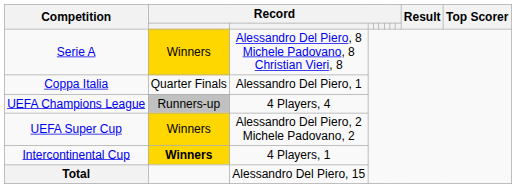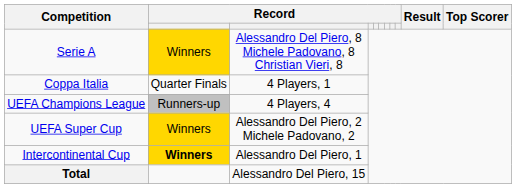(299, 84) Alessandro Del Piero, 1 -> (299, 84) 4 Players, 1
(299, 155) 4 Players, 1 -> (299, 155) Alessandro Del Piero, 1
